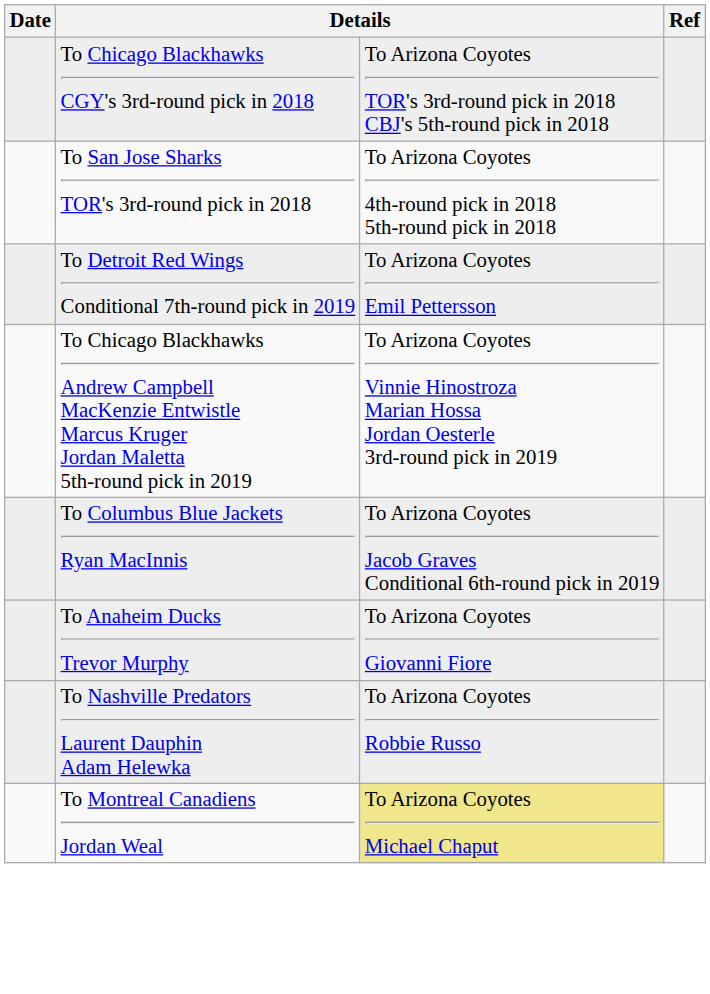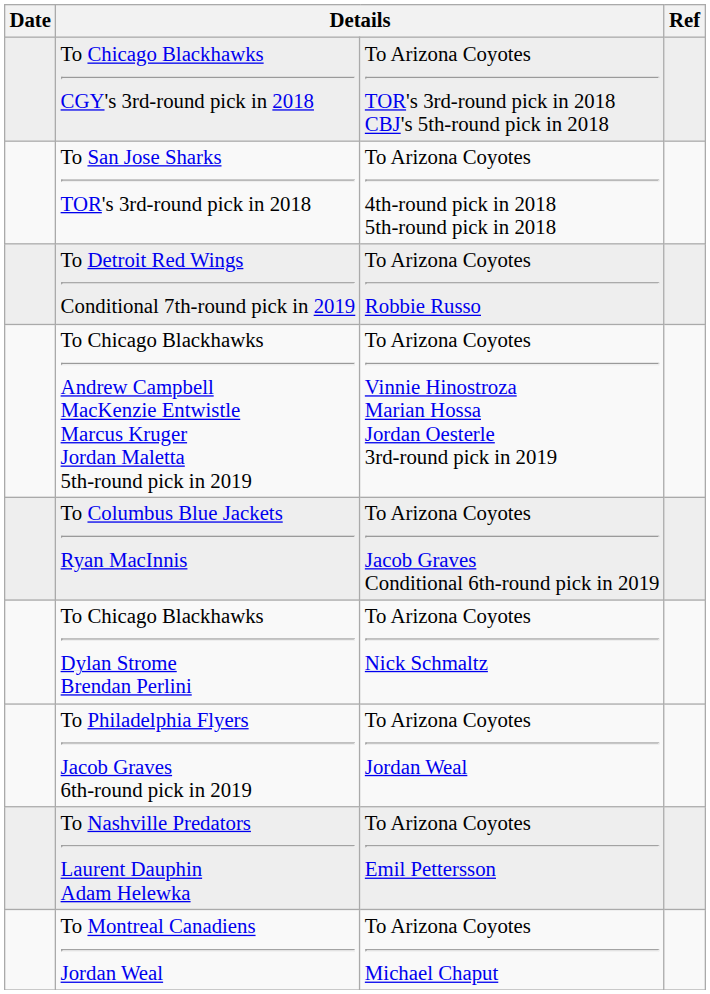(512, 283) To Arizona Coyotes Emil Pettersson -> (512, 283) To Arizona Coyotes Robbie Russo
+ row: (208, 651)
- row: (208, 640)
+ row: (208, 755)
(512, 719) To Arizona Coyotes Robbie Russo -> (512, 846) To Arizona Coyotes Emil Pettersson
(512, 823) khaki background -> (512, 949) no background
